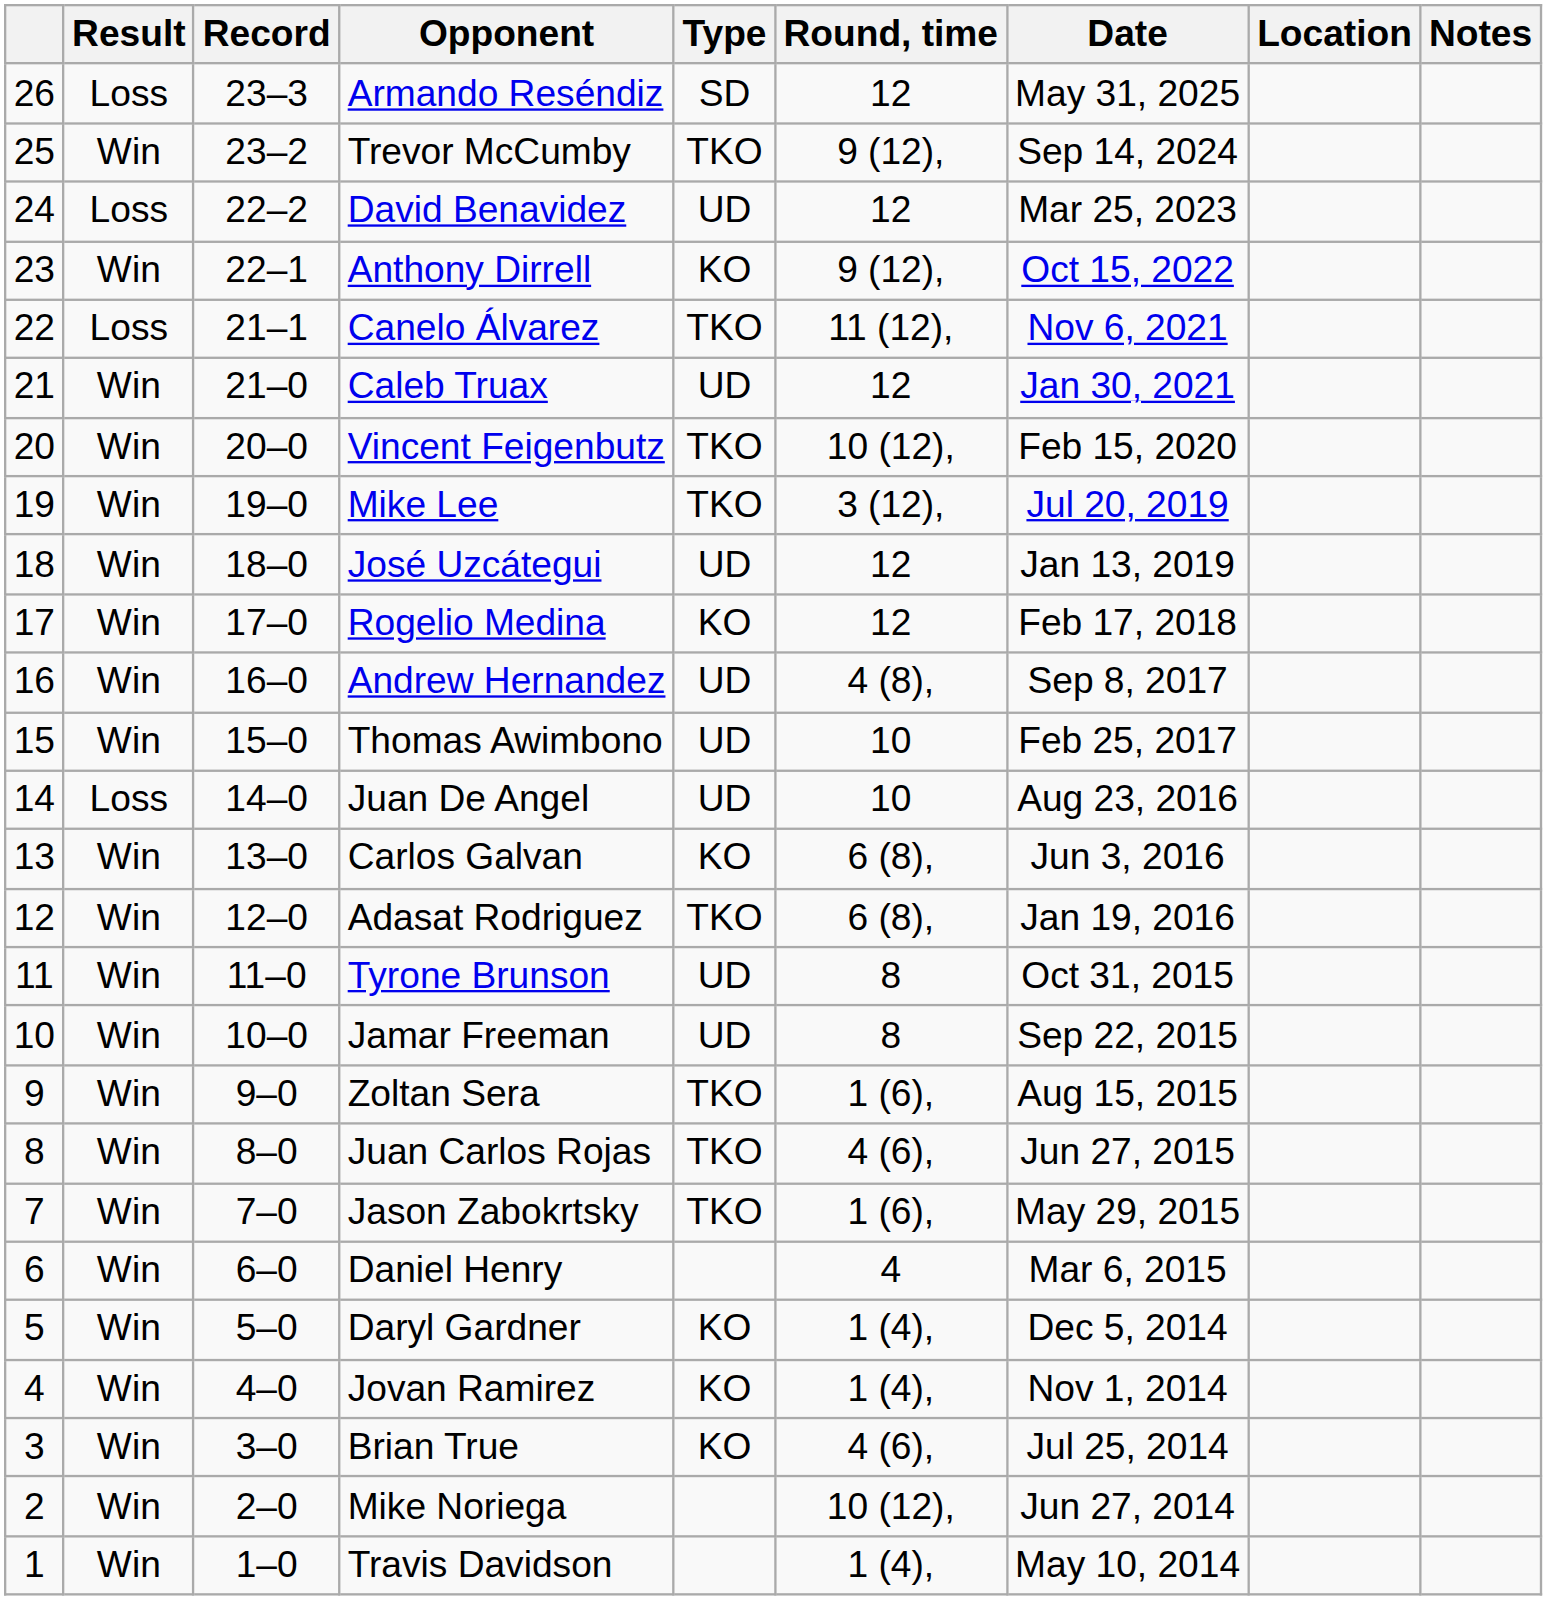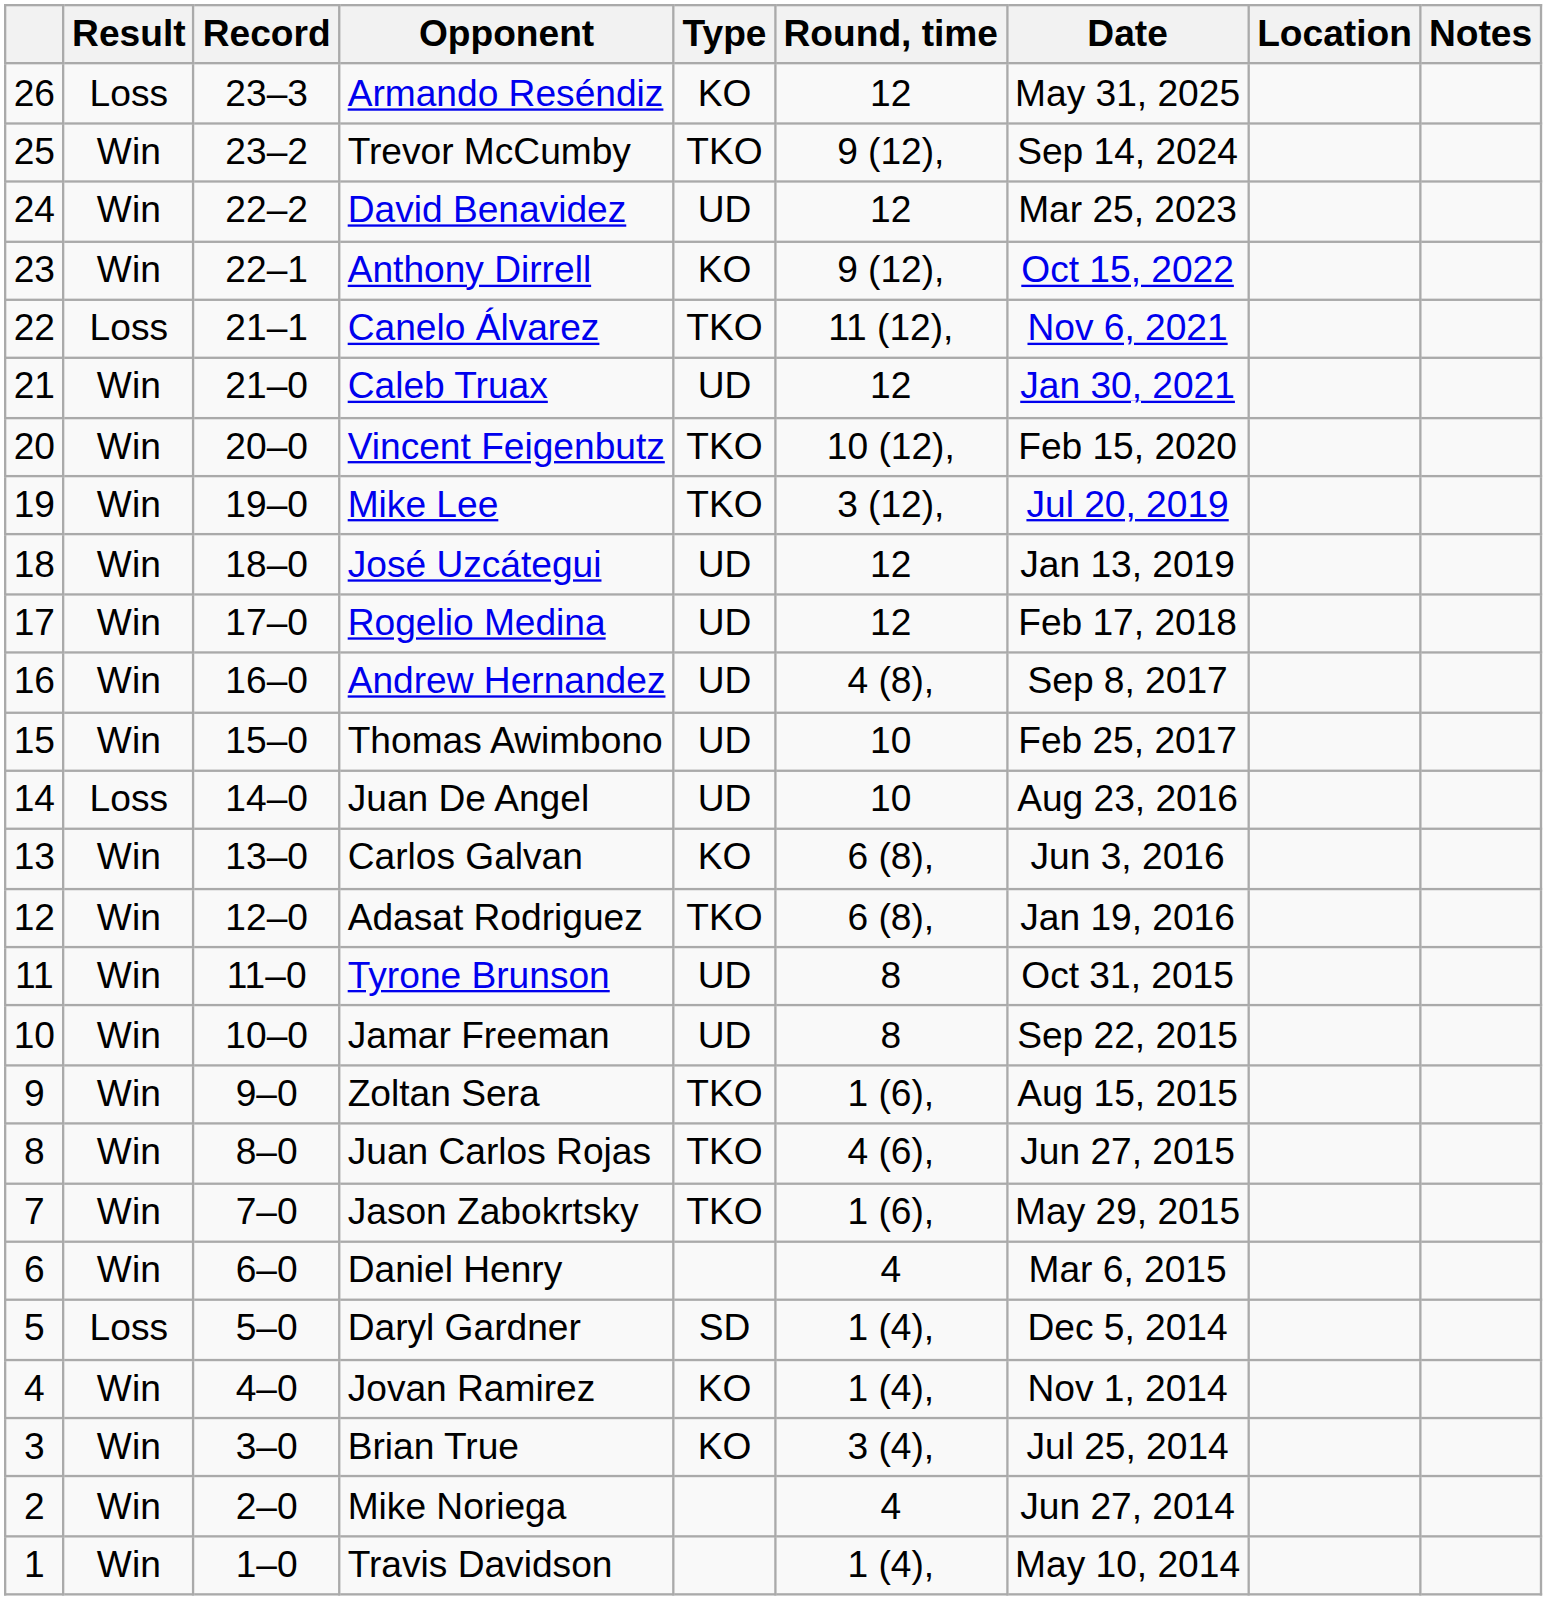(724, 92) SD -> (725, 92) KO
(129, 210) Loss -> (129, 210) Win
(725, 622) KO -> (724, 622) UD
(129, 1329) Win -> (129, 1329) Loss
(725, 1329) KO -> (724, 1329) SD
(891, 1446) 4 (6), -> (891, 1446) 3 (4),
(891, 1505) 10 (12), -> (891, 1505) 4
